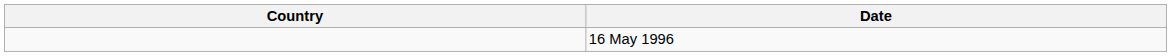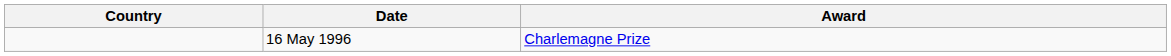+ column: (844, 16)
